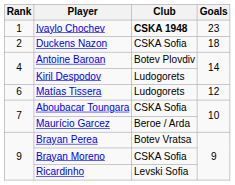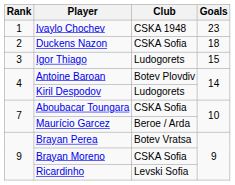(161, 28) bold -> (160, 28) normal
+ row: (61, 60)
- row: (69, 92)
